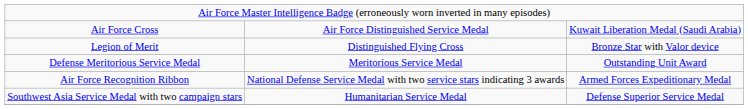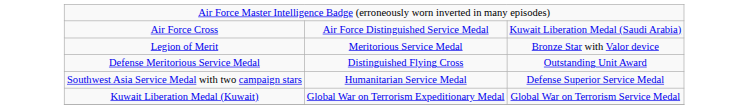(406, 46) Distinguished Flying Cross -> (406, 46) Meritorious Service Medal
(406, 63) Meritorious Service Medal -> (406, 63) Distinguished Flying Cross
- row: (125, 79)
+ row: (184, 96)
